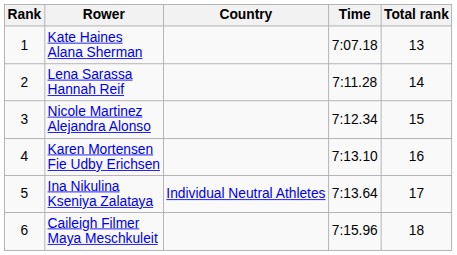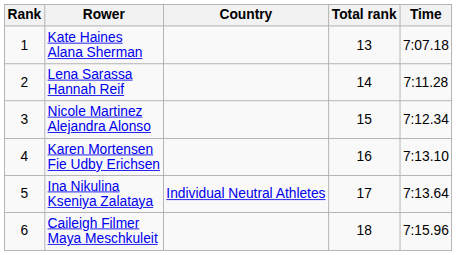columns swapped: (355, 15) <-> (416, 15)
